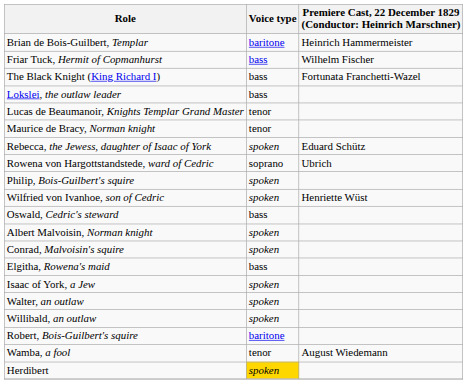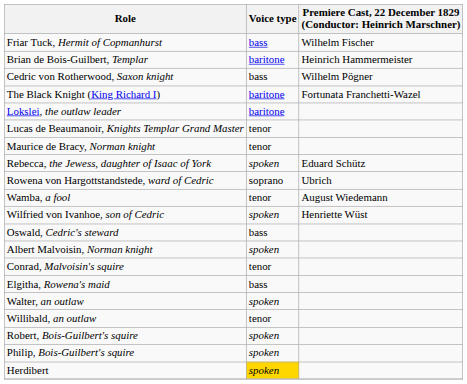rows swapped: (77, 42) <-> (84, 59)
+ row: (90, 77)
(258, 77) bass -> (267, 94) baritone
(258, 94) bass -> (267, 111) baritone
rows swapped: (39, 353) <-> (71, 180)
(264, 249) spoken -> (260, 266) tenor
- row: (51, 284)
(264, 318) spoken -> (260, 318) tenor
(267, 335) baritone -> (264, 335) spoken
